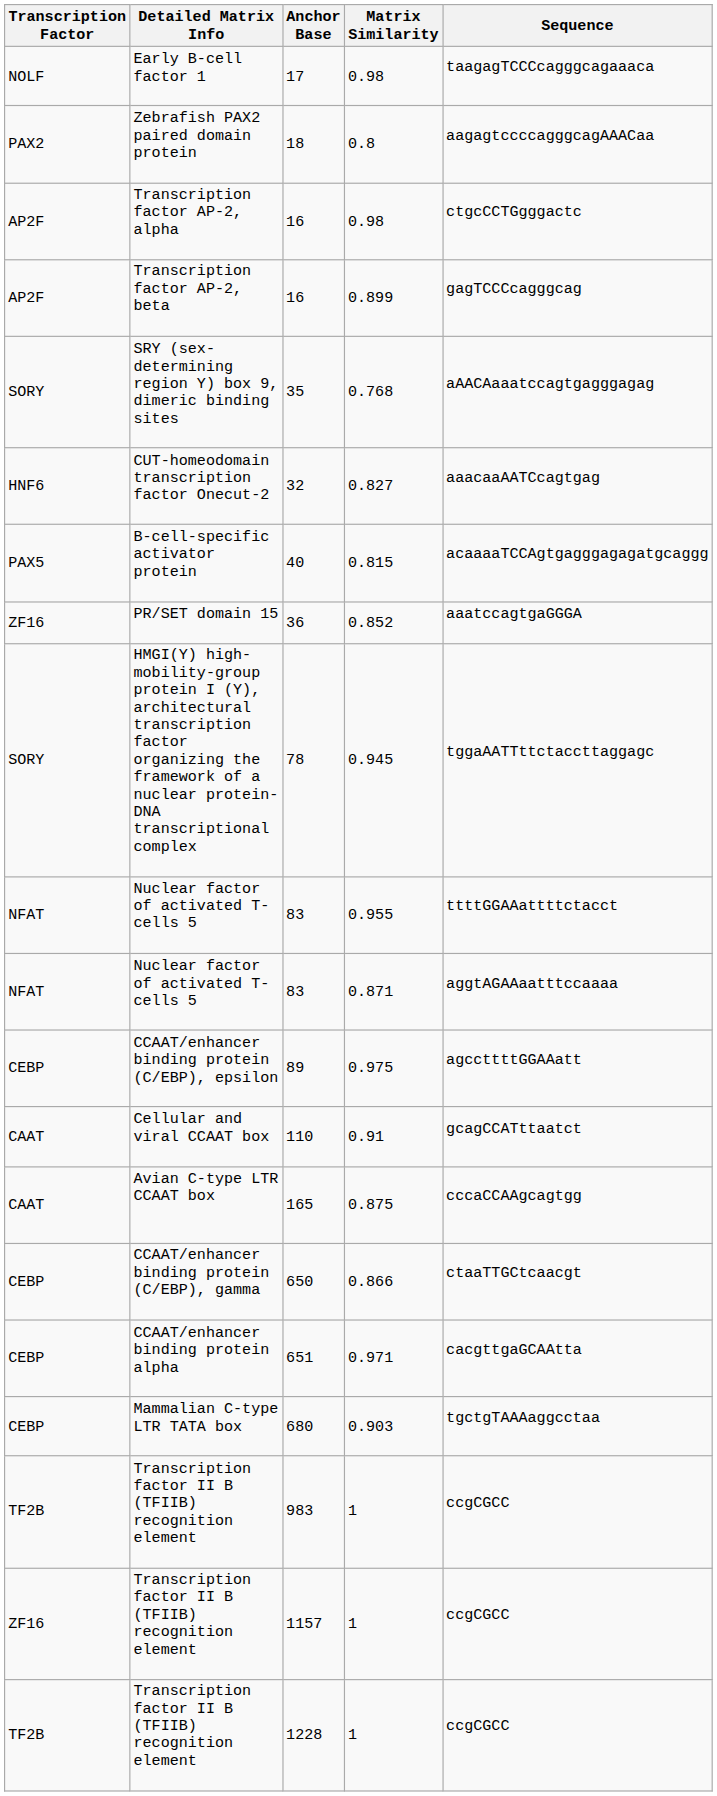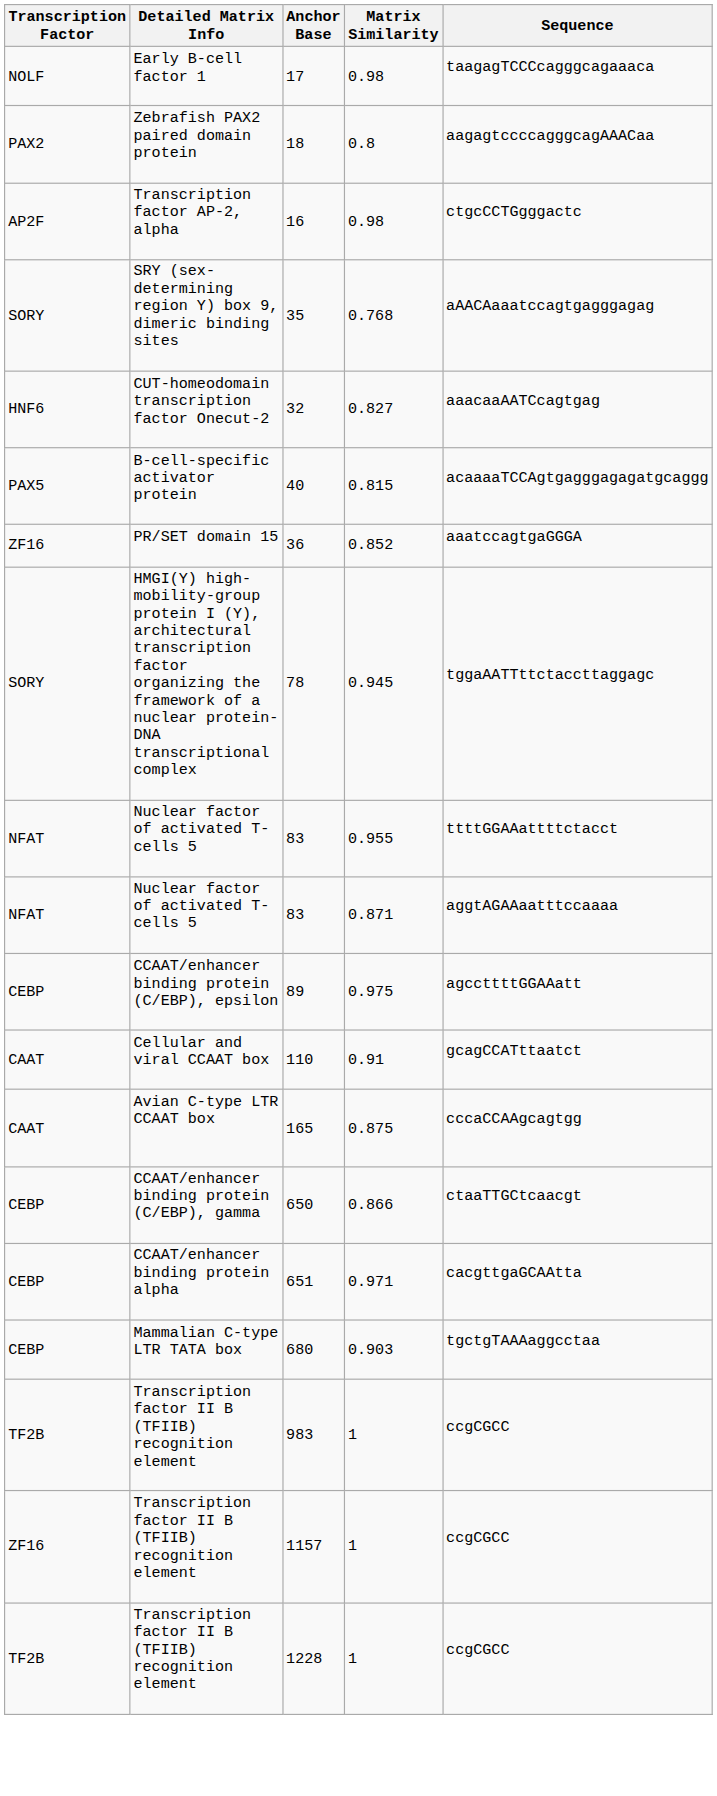- row: (295, 298)
